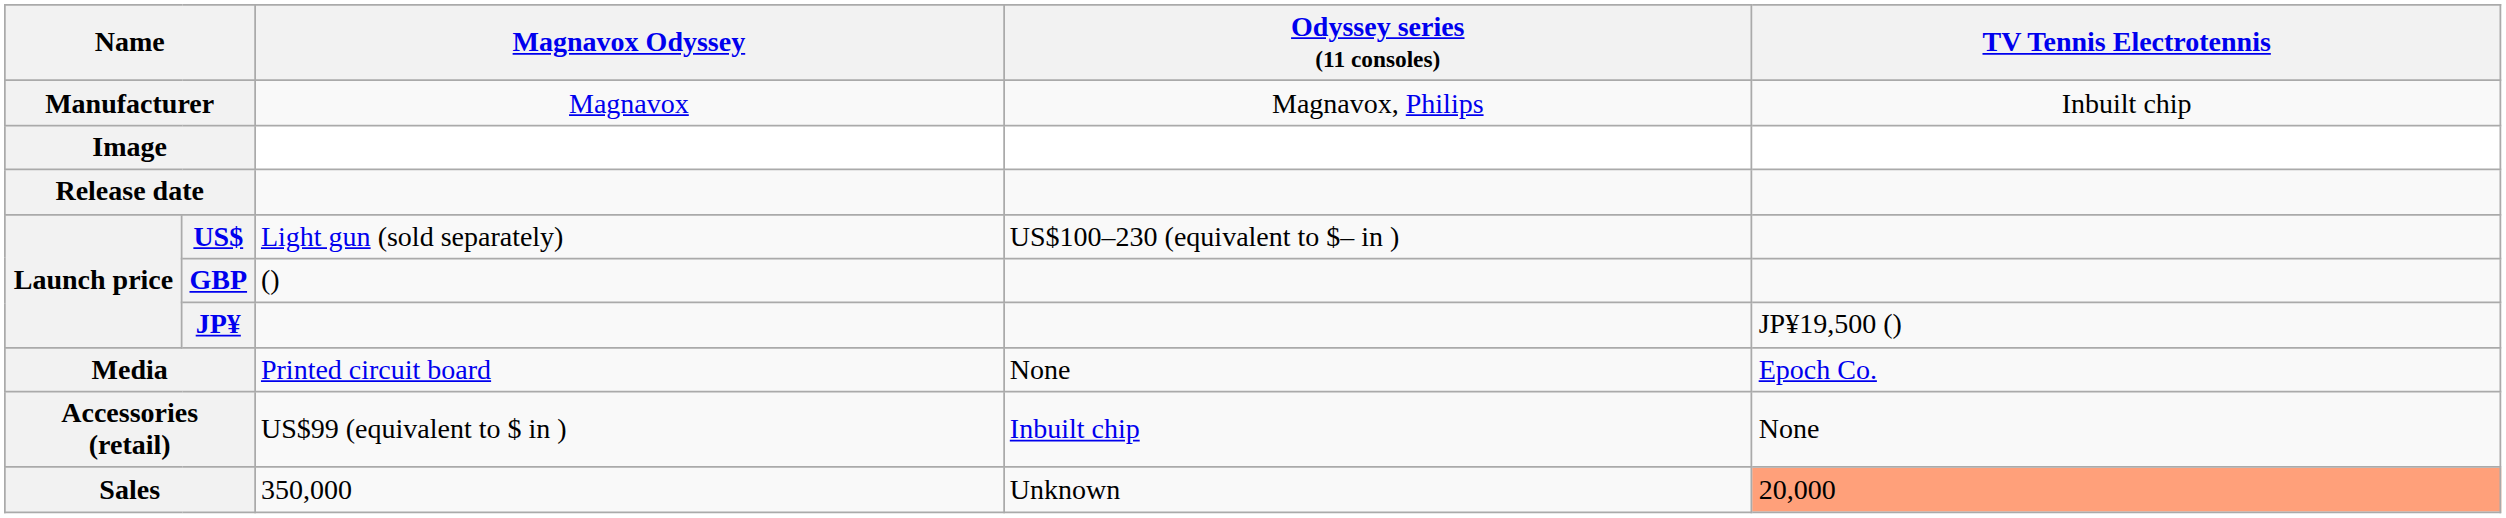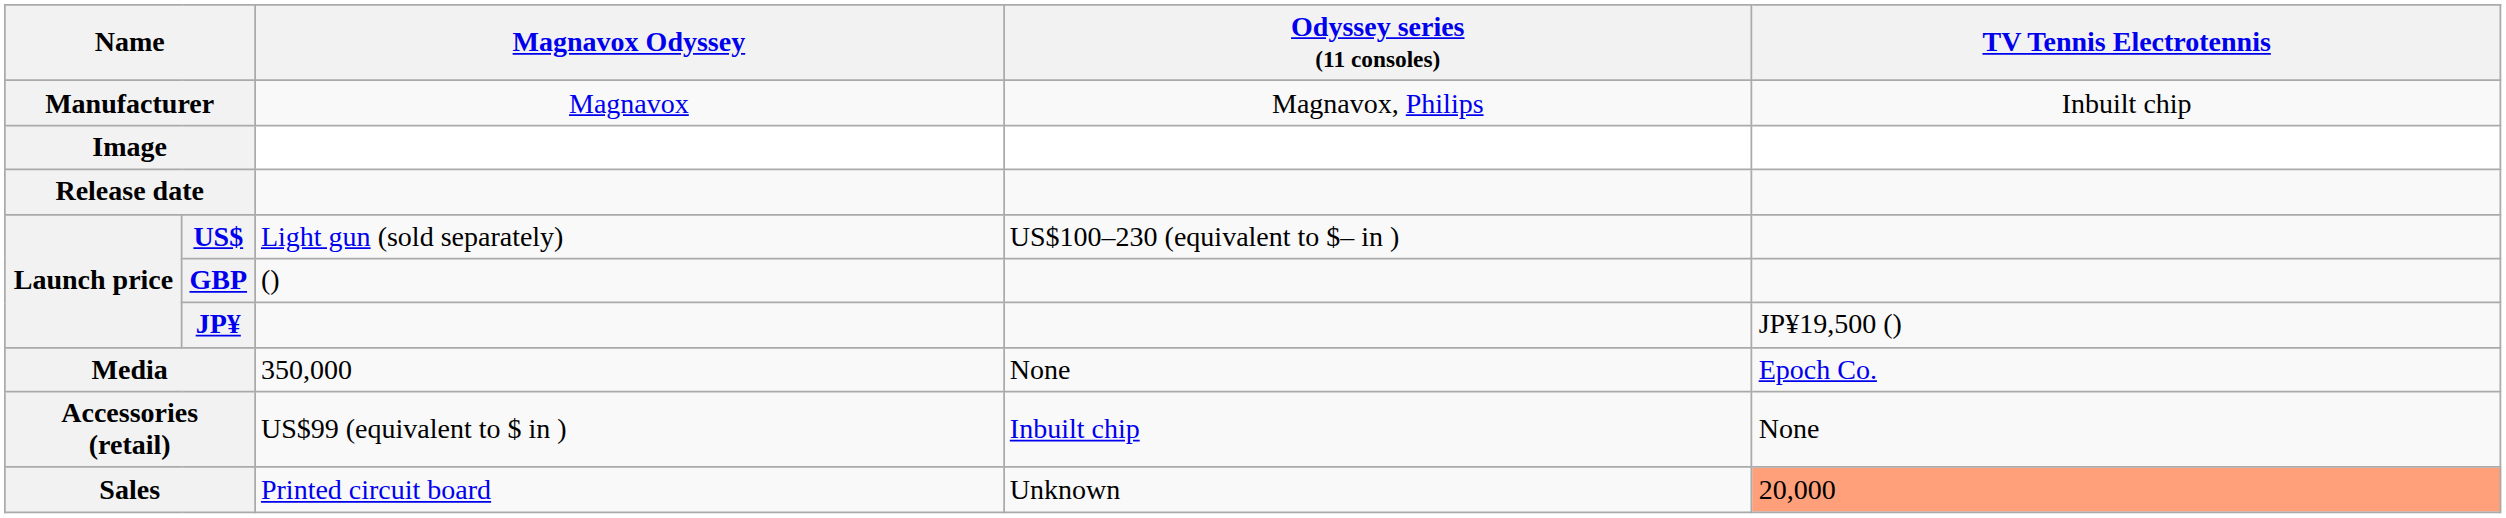(376, 369) Printed circuit board -> (306, 369) 350,000
(306, 489) 350,000 -> (376, 489) Printed circuit board
